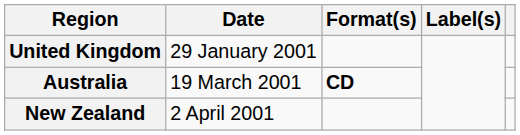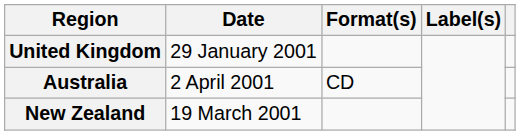(236, 82) 19 March 2001 -> (222, 82) 2 April 2001
(340, 82) bold -> (340, 82) normal
(222, 113) 2 April 2001 -> (236, 113) 19 March 2001
